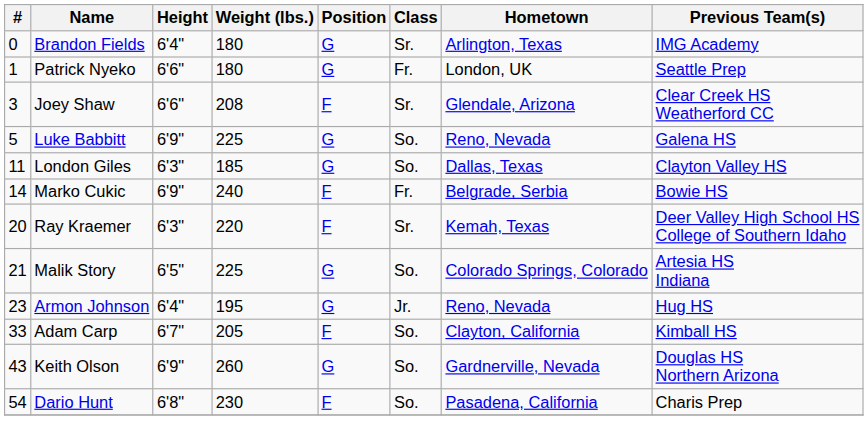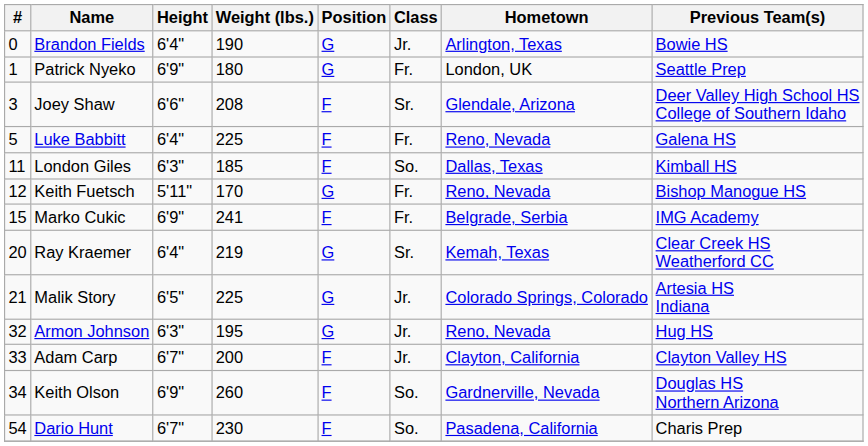(229, 44) 180 -> (229, 44) 190
(404, 44) Sr. -> (403, 44) Jr.
(707, 44) IMG Academy -> (692, 44) Bowie HS
(171, 70) 6'6" -> (171, 70) 6'9"
(715, 105) Clear Creek HS Weatherford CC -> (758, 105) Deer Valley High School HS College of Southern Idaho
(171, 140) 6'9" -> (171, 140) 6'4"
(328, 140) G -> (327, 140) F
(406, 140) So. -> (404, 140) Fr.
(328, 166) G -> (327, 166) F
(721, 166) Clayton Valley HS -> (696, 166) Kimball HS
+ row: (85, 192)
(18, 192) 14 -> (18, 218) 15
(229, 192) 240 -> (229, 218) 241
(692, 192) Bowie HS -> (707, 218) IMG Academy
(171, 227) 6'3" -> (171, 253) 6'4"
(229, 227) 220 -> (229, 253) 219
(327, 227) F -> (328, 253) G
(758, 227) Deer Valley High School HS College of Southern Idaho -> (715, 253) Clear Creek HS Weatherford CC
(406, 271) So. -> (403, 297) Jr.
(18, 306) 23 -> (18, 332) 32
(171, 306) 6'4" -> (171, 332) 6'3"
(229, 332) 205 -> (229, 358) 200
(406, 332) So. -> (403, 358) Jr.
(696, 332) Kimball HS -> (721, 358) Clayton Valley HS
(18, 367) 43 -> (18, 393) 34
(328, 367) G -> (327, 393) F
(171, 402) 6'8" -> (171, 428) 6'7"
